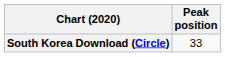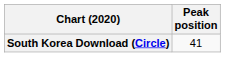(196, 43) 33 -> (196, 43) 41
